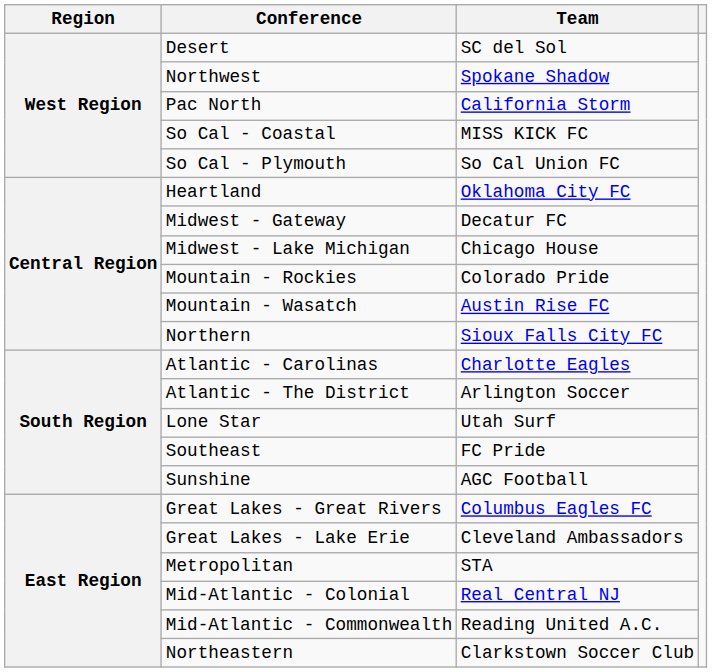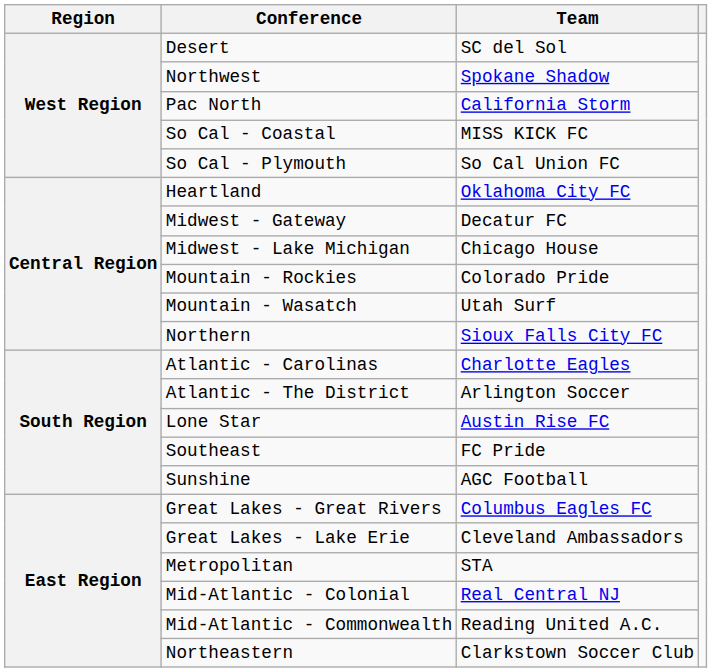(535, 307) Austin Rise FC -> (508, 307) Utah Surf
(508, 422) Utah Surf -> (535, 422) Austin Rise FC
